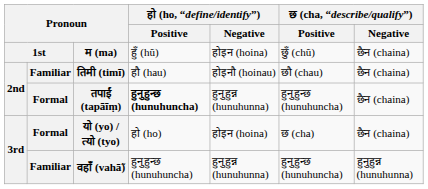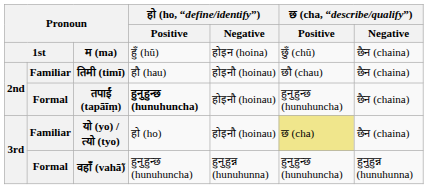(240, 100) हुनुहुन्न (hunuhunna) -> (244, 99) होइनौ (hoinau)
(50, 133) Formal -> (50, 133) Familiar
(240, 133) होइन (hoina) -> (244, 133) होइनौ (hoinau)
(298, 133) no background -> (298, 133) khaki background
(50, 167) Familiar -> (50, 167) Formal
